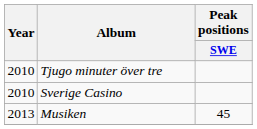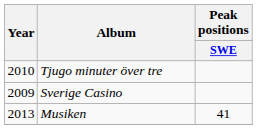(21, 92) 2010 -> (21, 92) 2009
(223, 114) 45 -> (223, 114) 41
